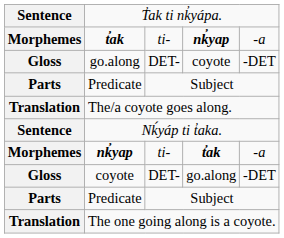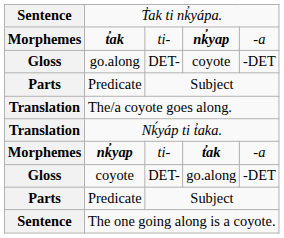(45, 130) Sentence -> (45, 130) Translation
(45, 221) Translation -> (45, 221) Sentence
